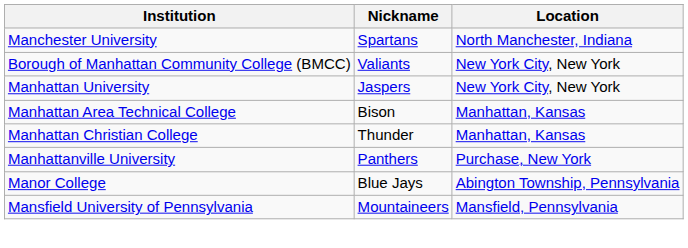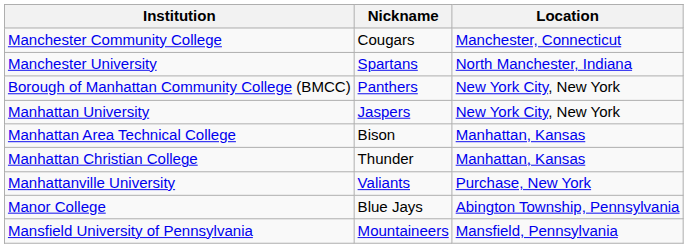+ row: (115, 40)
(384, 64) Valiants -> (388, 87) Panthers
(388, 159) Panthers -> (384, 183) Valiants
